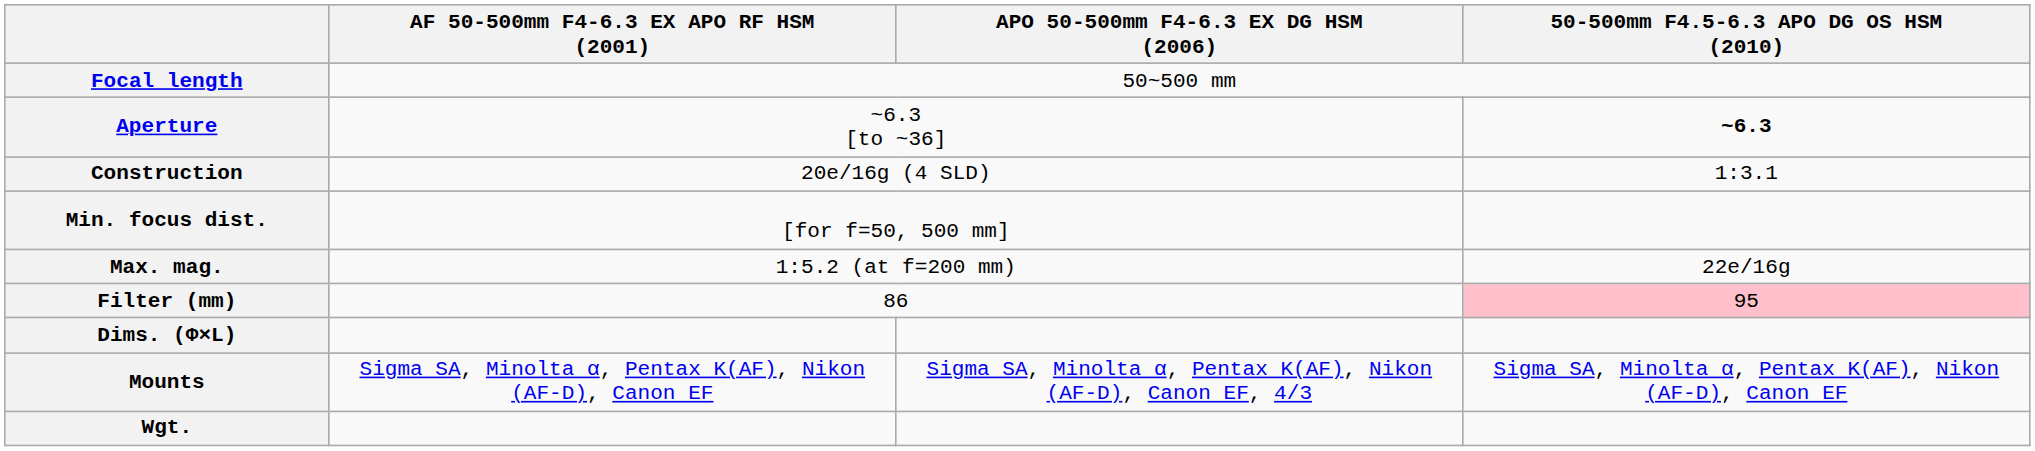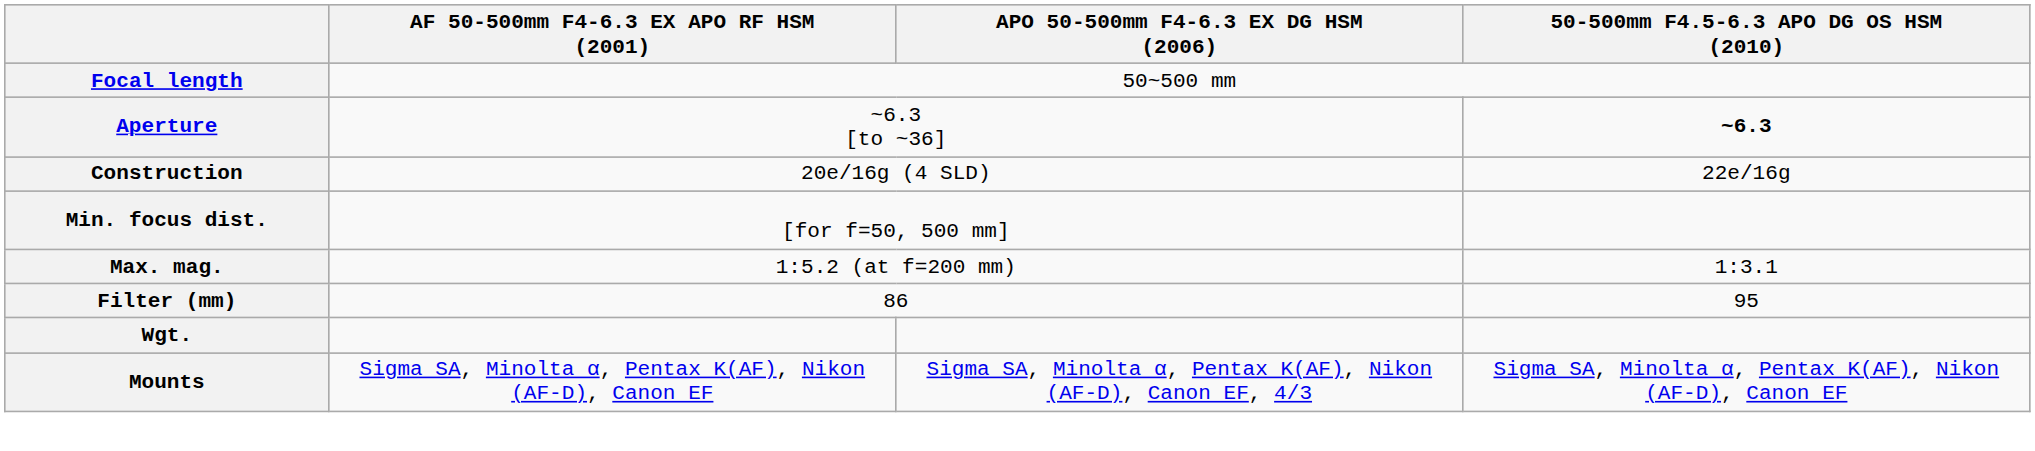(1746, 174) 1:3.1 -> (1746, 174) 22e/16g
(1746, 266) 22e/16g -> (1746, 266) 1:3.1
(1746, 301) pink background -> (1746, 301) no background
- row: (167, 335)
rows swapped: (167, 428) <-> (167, 382)
